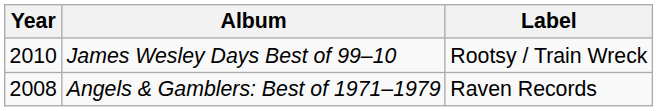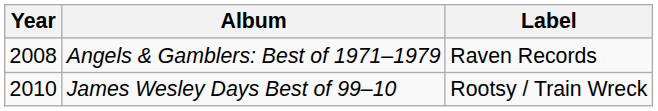rows swapped: (254, 88) <-> (232, 55)
